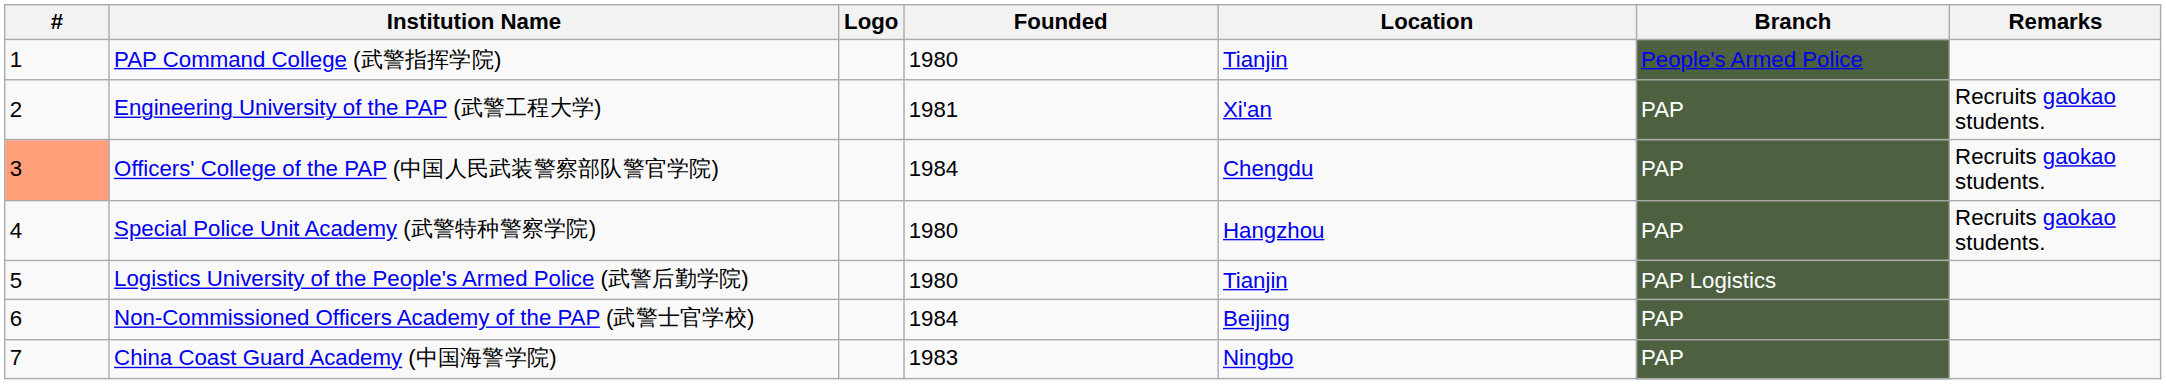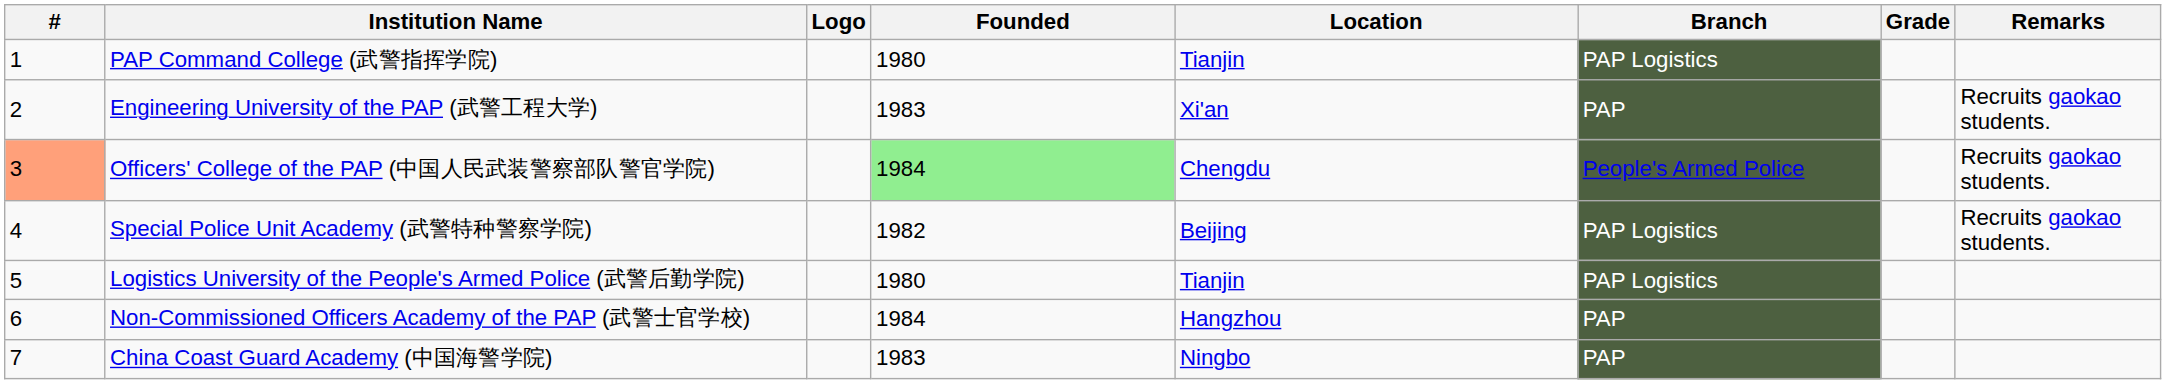+ column: (1918, 22)
(1752, 59) People's Armed Police -> (1650, 59) PAP Logistics
(933, 109) 1981 -> (901, 109) 1983
(933, 169) no background -> (901, 169) lightgreen background
(1662, 169) PAP -> (1694, 169) People's Armed Police
(933, 229) 1980 -> (901, 229) 1982
(1274, 229) Hangzhou -> (1213, 229) Beijing
(1662, 229) PAP -> (1650, 229) PAP Logistics
(1256, 319) Beijing -> (1231, 319) Hangzhou
